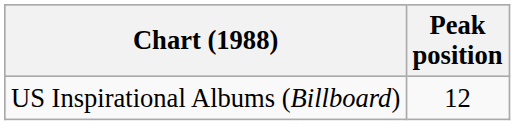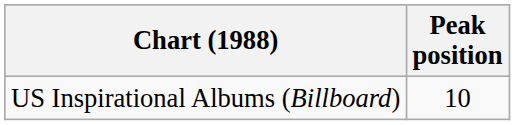(458, 97) 12 -> (458, 97) 10
